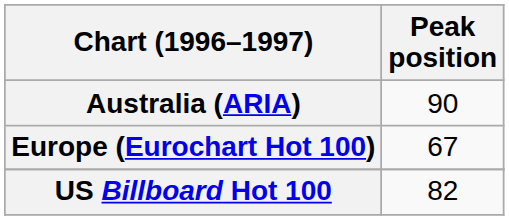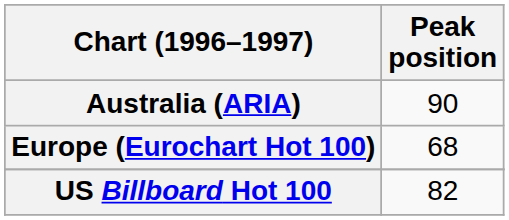(443, 147) 67 -> (443, 147) 68
